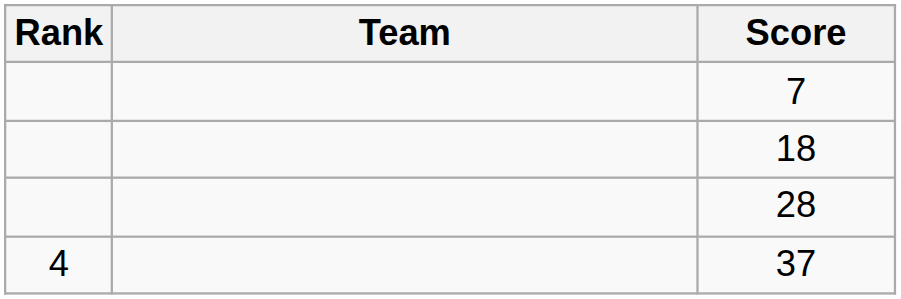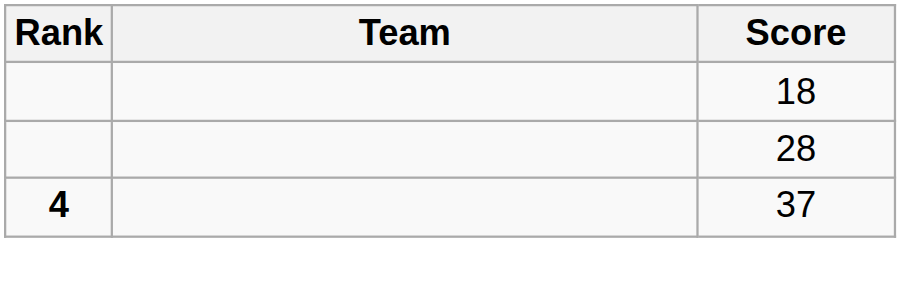- row: (796, 90)
(59, 263) normal -> (59, 206) bold
